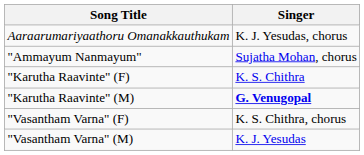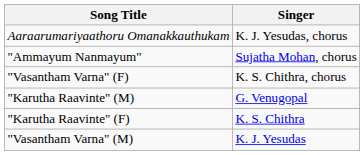rows swapped: (69, 77) <-> (68, 118)
(273, 98) bold -> (271, 98) normal
